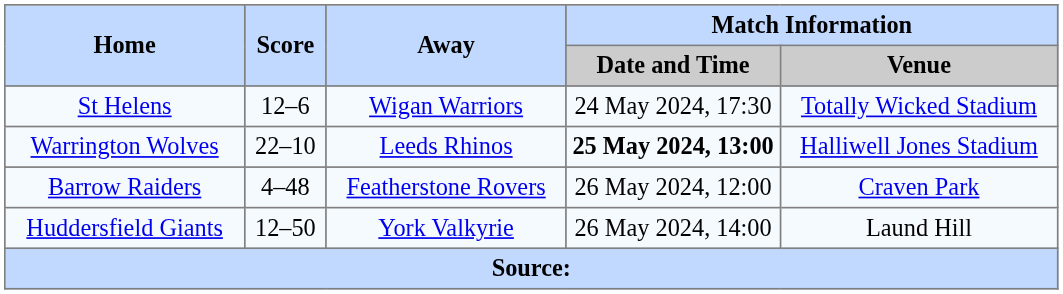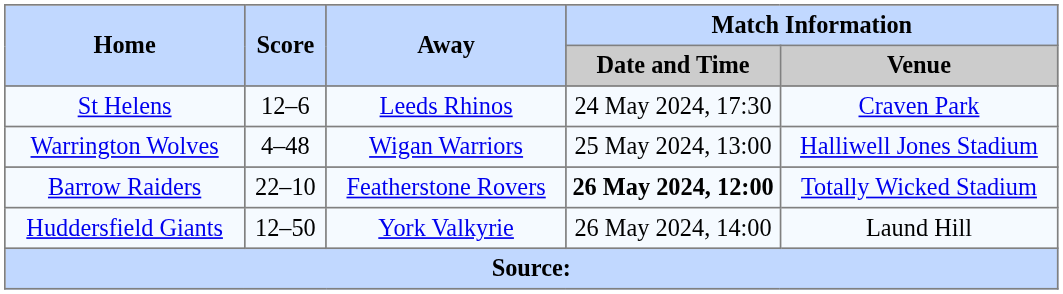(446, 105) Wigan Warriors -> (446, 105) Leeds Rhinos
(919, 105) Totally Wicked Stadium -> (919, 105) Craven Park
(285, 146) 22–10 -> (285, 146) 4–48
(446, 146) Leeds Rhinos -> (446, 146) Wigan Warriors
(673, 146) bold -> (673, 146) normal
(285, 187) 4–48 -> (285, 187) 22–10
(673, 187) normal -> (673, 187) bold
(919, 187) Craven Park -> (919, 187) Totally Wicked Stadium
